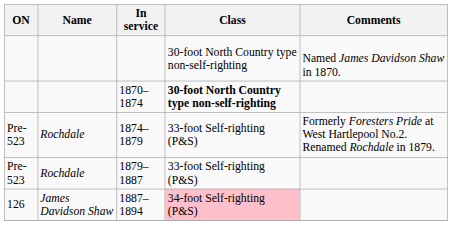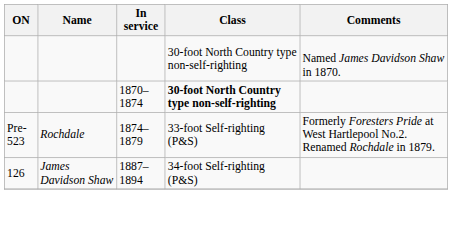- row: (17, 173)
(216, 204) pink background -> (216, 173) no background
